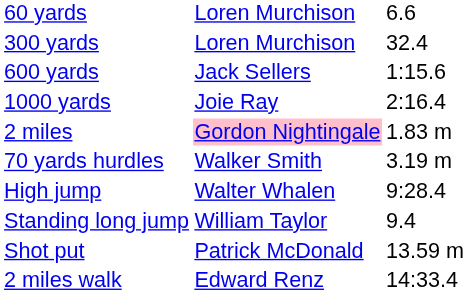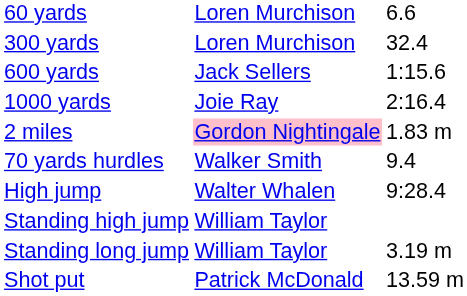(419, 161) 3.19 m -> (401, 161) 9.4
+ row: (97, 220)
(401, 220) 9.4 -> (419, 250) 3.19 m
- row: (63, 280)
